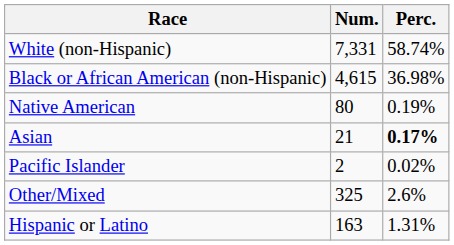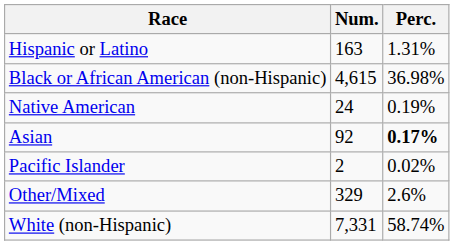rows swapped: (90, 48) <-> (78, 225)
(344, 107) 80 -> (344, 107) 24
(344, 136) 21 -> (344, 136) 92
(349, 195) 325 -> (349, 195) 329
